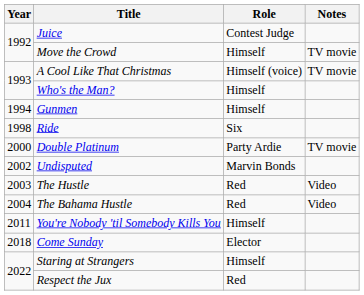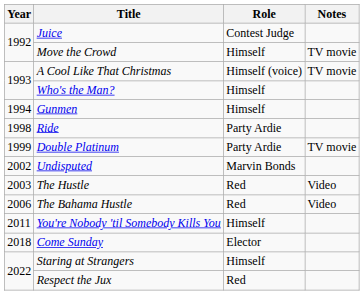(234, 128) Six -> (254, 128) Party Ardie
(19, 147) 2000 -> (19, 147) 1999
(19, 204) 2004 -> (19, 204) 2006
